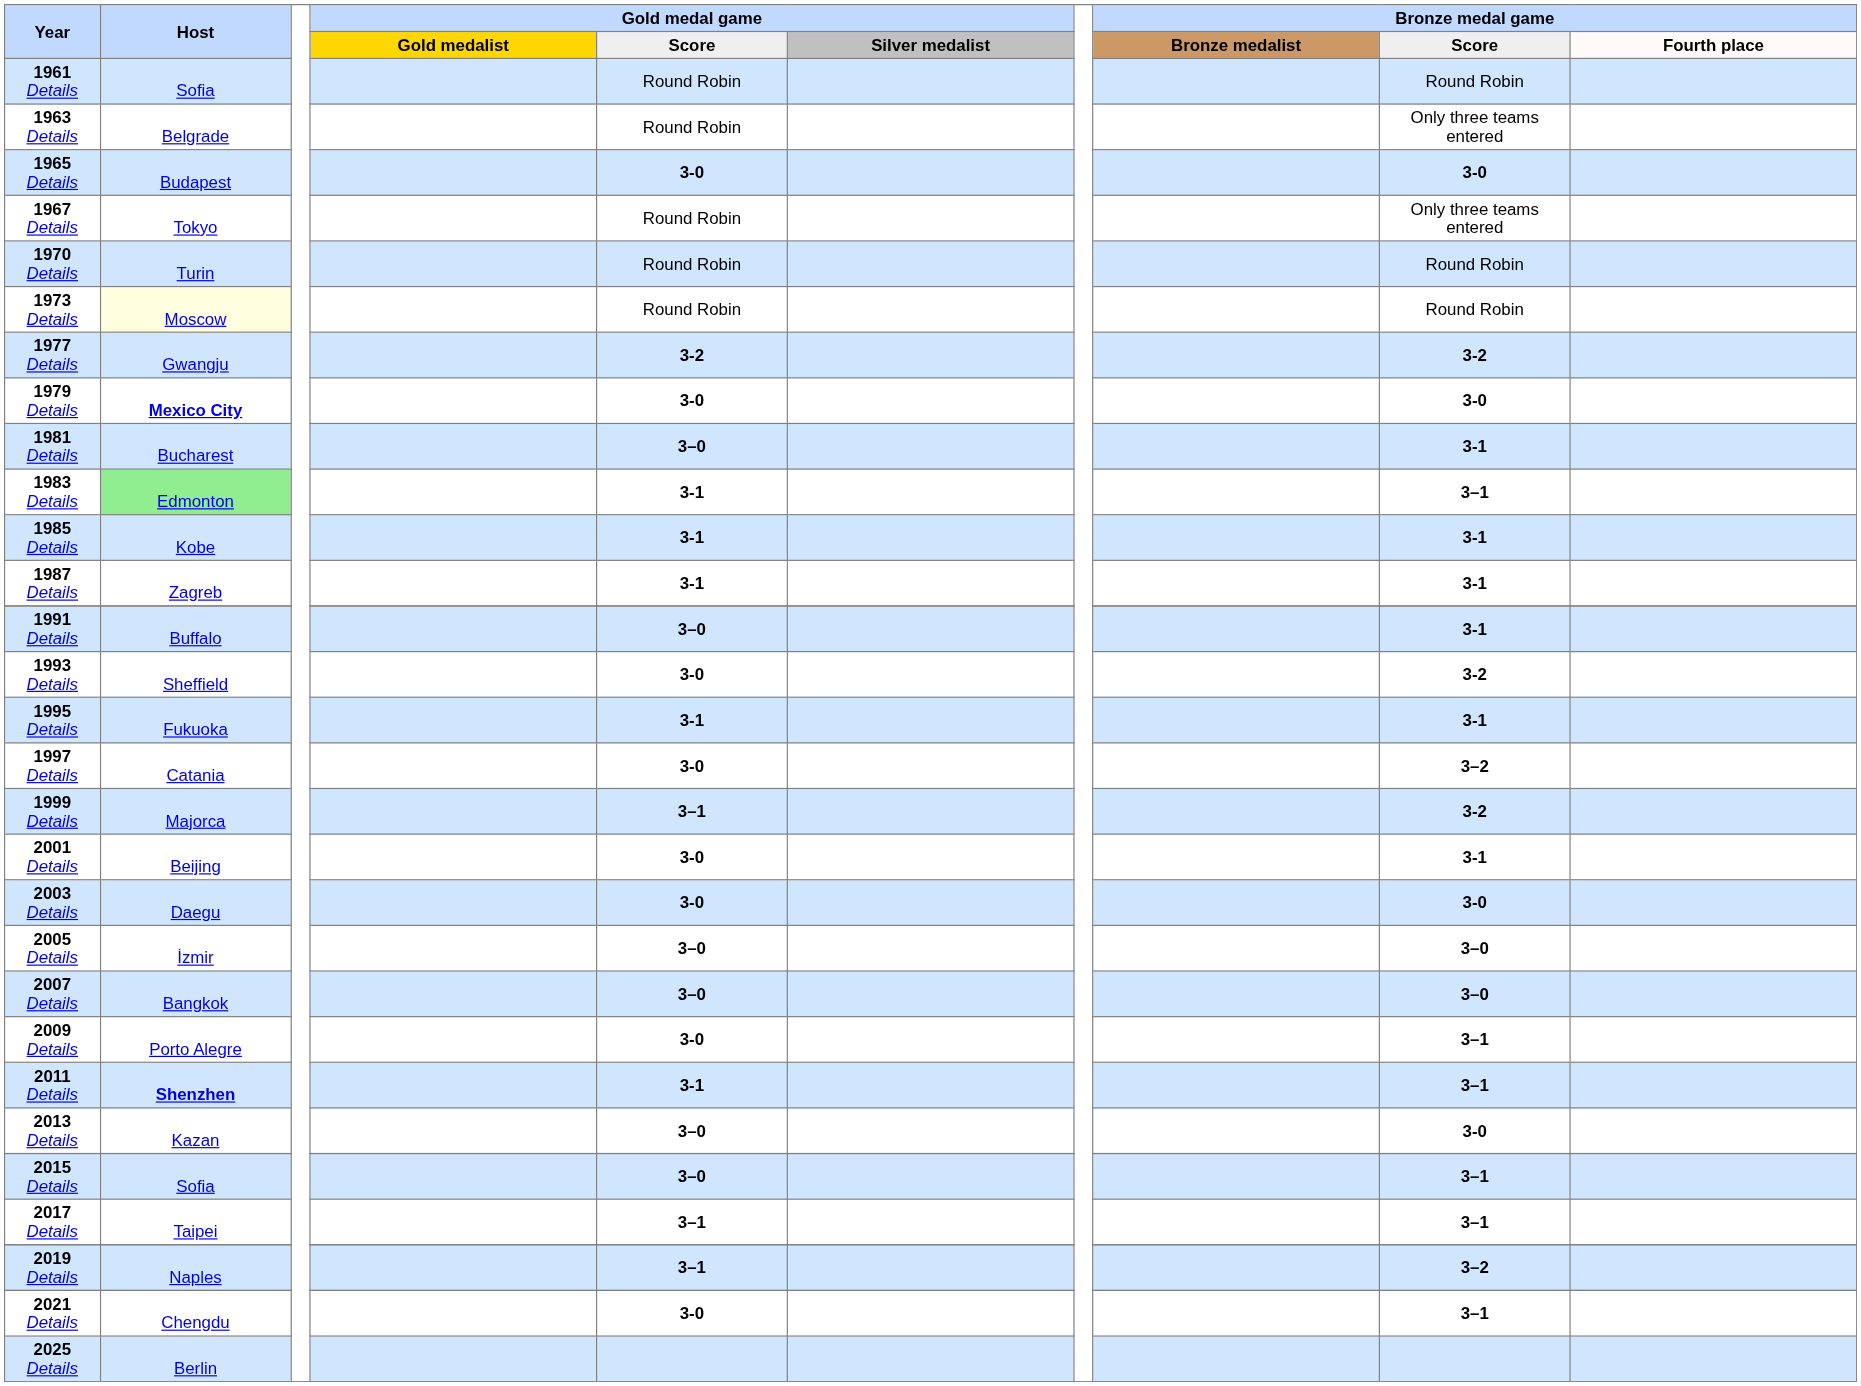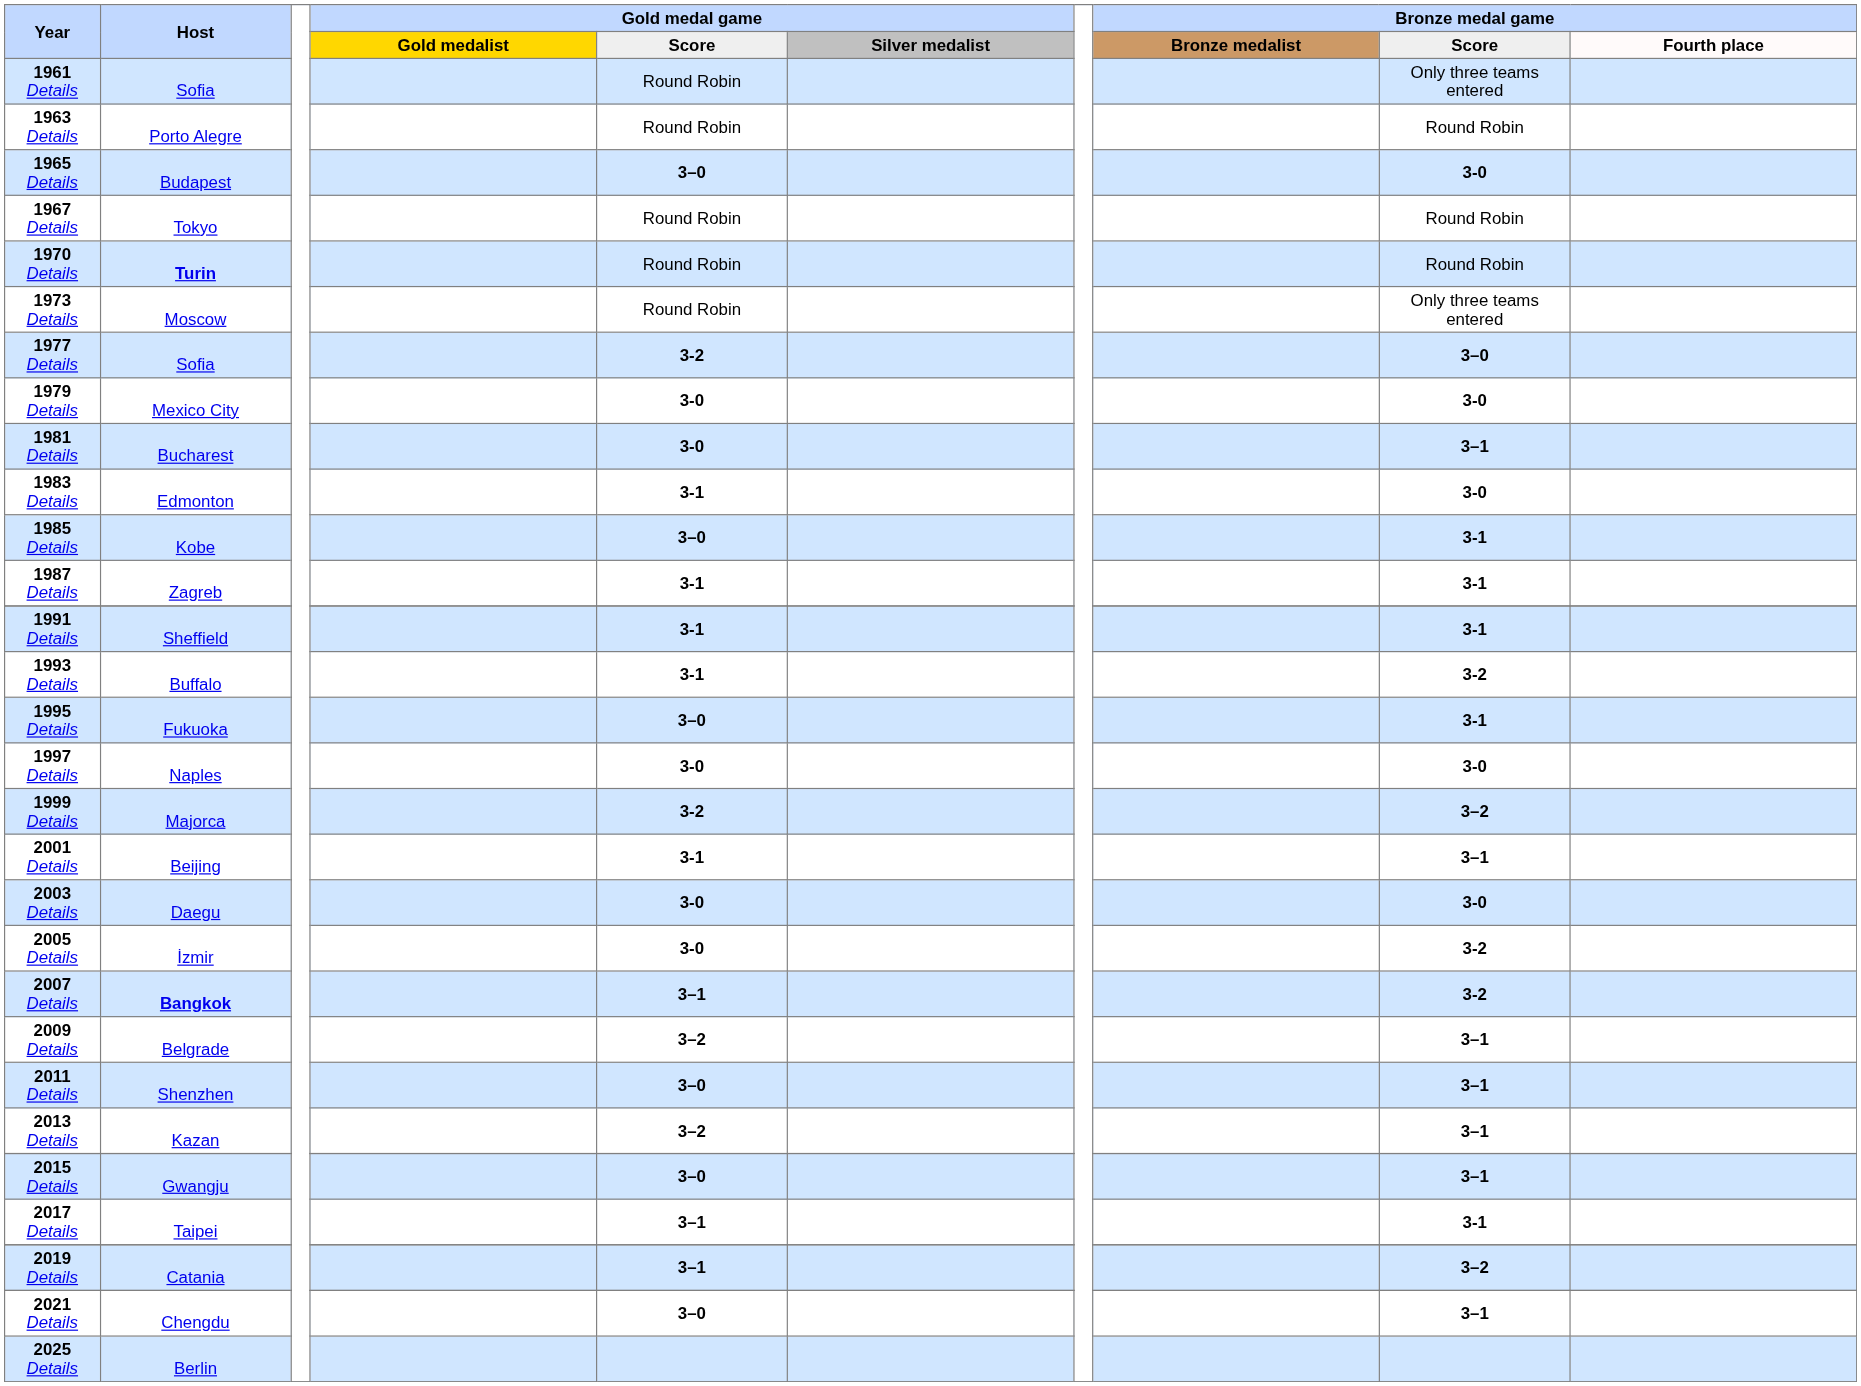(1475, 81) Round Robin -> (1475, 81) Only three teams entered
(195, 136) Belgrade -> (195, 136) Porto Alegre
(1475, 127) Only three teams entered -> (1475, 127) Round Robin
(692, 172) 3-0 -> (692, 172) 3–0
(1475, 218) Only three teams entered -> (1475, 218) Round Robin
(195, 273) normal -> (195, 273) bold
(195, 319) lightyellow background -> (195, 319) no background
(1475, 309) Round Robin -> (1475, 309) Only three teams entered
(195, 364) Gwangju -> (195, 364) Sofia
(1475, 355) 3-2 -> (1475, 355) 3–0
(195, 410) bold -> (195, 410) normal
(692, 446) 3–0 -> (692, 446) 3-0
(1475, 446) 3-1 -> (1475, 446) 3–1
(195, 501) lightgreen background -> (195, 501) no background
(1475, 492) 3–1 -> (1475, 492) 3-0
(692, 538) 3-1 -> (692, 538) 3–0
(195, 638) Buffalo -> (195, 638) Sheffield
(692, 629) 3–0 -> (692, 629) 3-1
(195, 684) Sheffield -> (195, 684) Buffalo
(692, 674) 3-0 -> (692, 674) 3-1
(692, 720) 3-1 -> (692, 720) 3–0
(195, 775) Catania -> (195, 775) Naples
(1475, 766) 3–2 -> (1475, 766) 3-0
(692, 811) 3–1 -> (692, 811) 3-2
(1475, 811) 3-2 -> (1475, 811) 3–2
(692, 857) 3-0 -> (692, 857) 3-1
(1475, 857) 3-1 -> (1475, 857) 3–1
(692, 948) 3–0 -> (692, 948) 3-0
(1475, 948) 3–0 -> (1475, 948) 3-2
(195, 1003) normal -> (195, 1003) bold
(692, 994) 3–0 -> (692, 994) 3–1
(1475, 994) 3–0 -> (1475, 994) 3-2
(195, 1049) Porto Alegre -> (195, 1049) Belgrade
(692, 1039) 3-0 -> (692, 1039) 3–2
(195, 1094) bold -> (195, 1094) normal
(692, 1085) 3-1 -> (692, 1085) 3–0
(692, 1131) 3–0 -> (692, 1131) 3–2
(1475, 1131) 3-0 -> (1475, 1131) 3–1
(195, 1186) Sofia -> (195, 1186) Gwangju
(1475, 1222) 3–1 -> (1475, 1222) 3-1
(195, 1277) Naples -> (195, 1277) Catania
(692, 1313) 3-0 -> (692, 1313) 3–0
